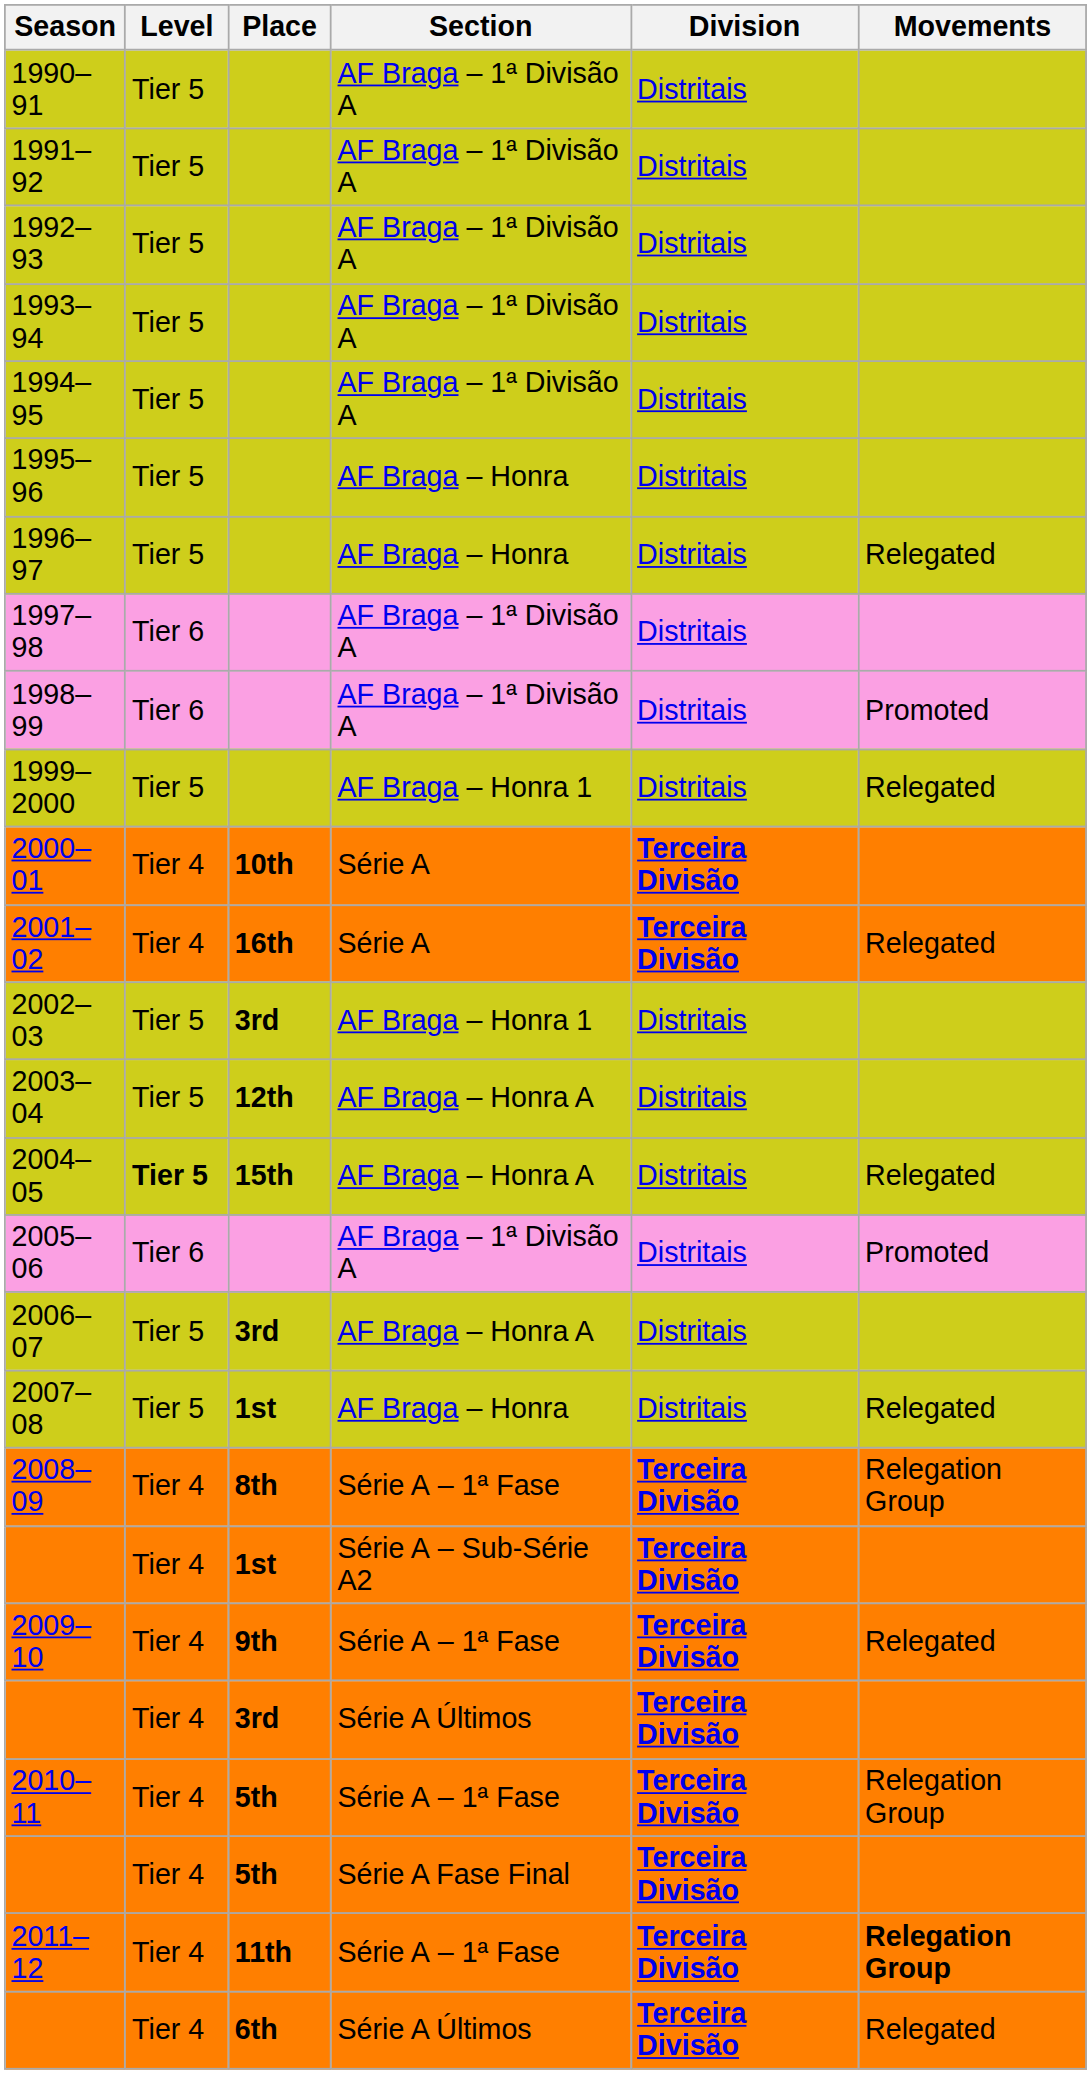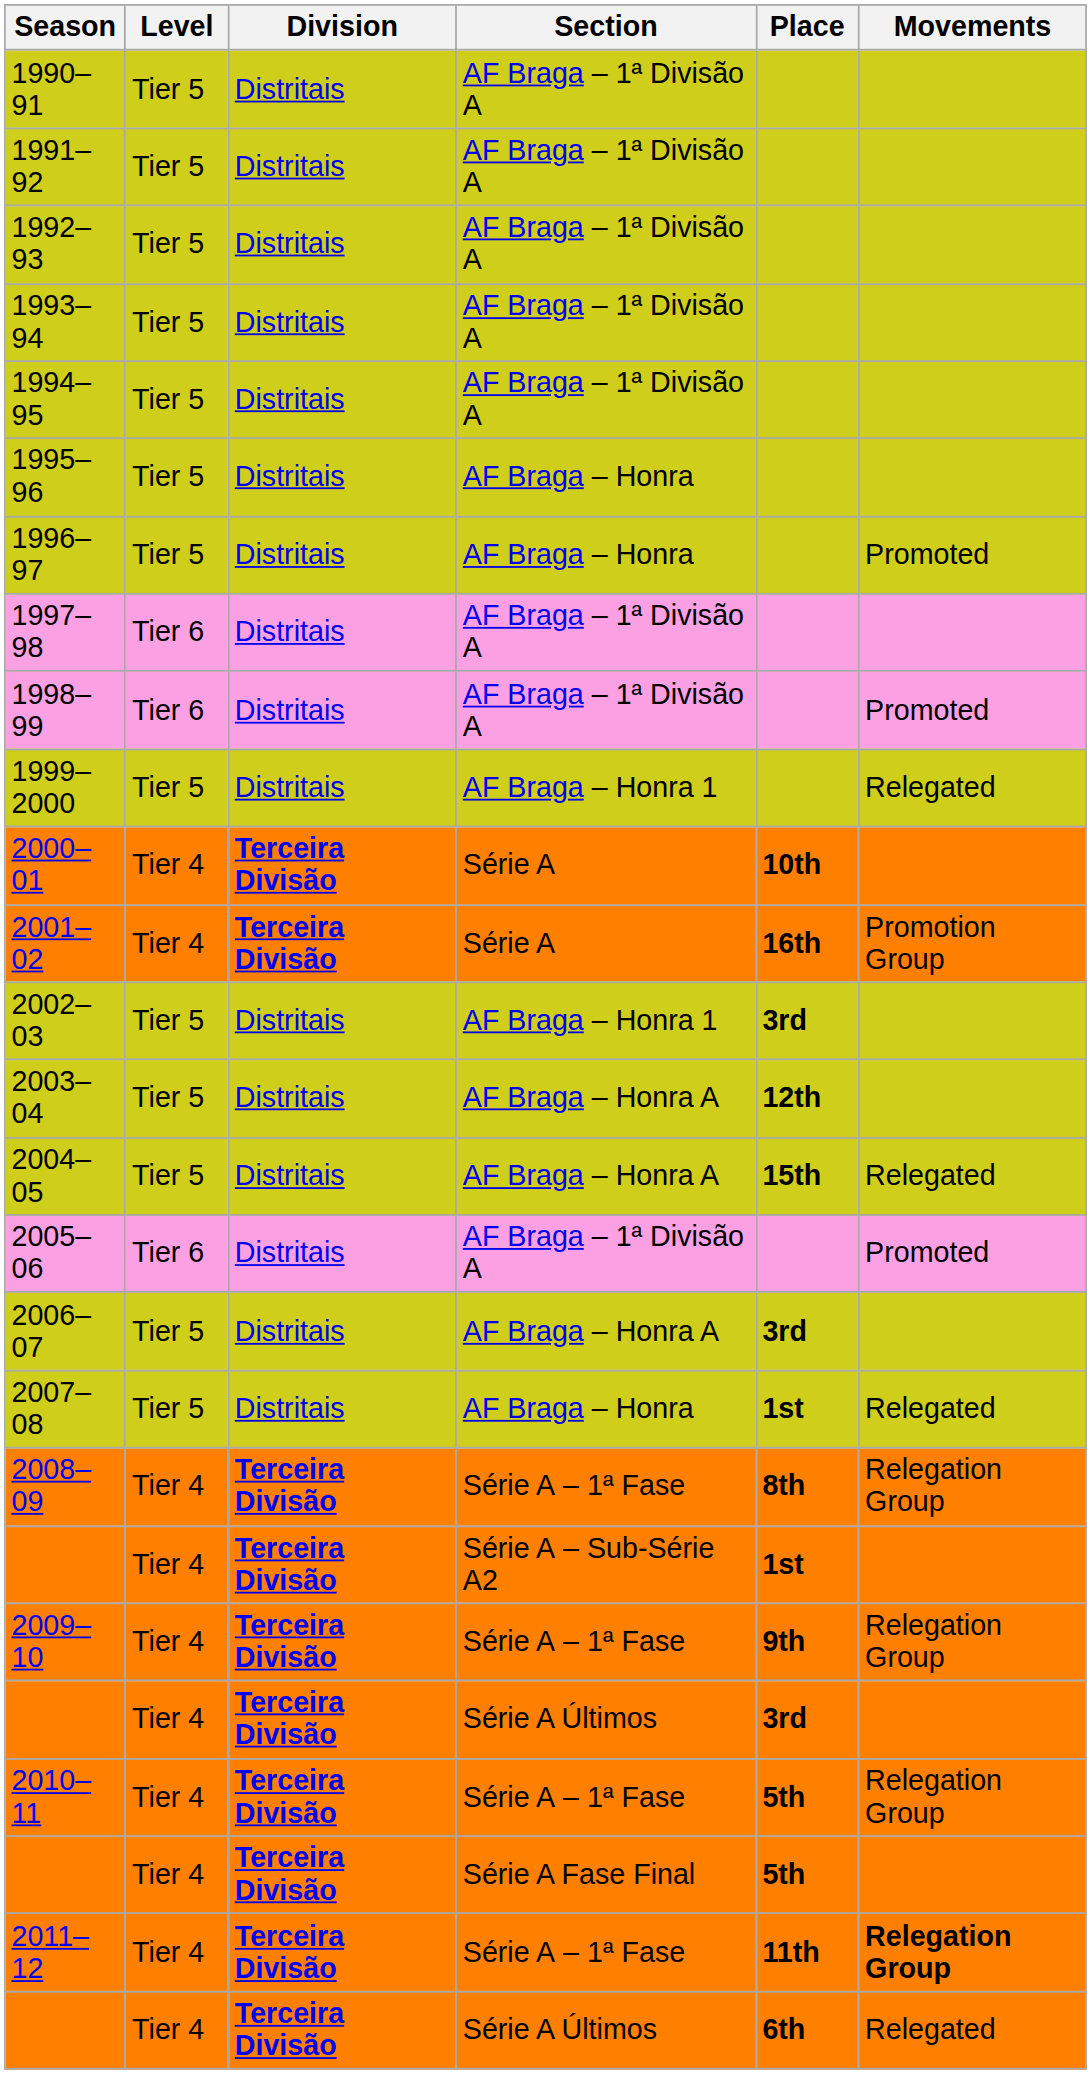columns swapped: (744, 27) <-> (280, 27)
(930, 554) Relegated -> (927, 554) Promoted
(930, 942) Relegated -> (930, 942) Promotion Group
(170, 1175) bold -> (168, 1175) normal
(930, 1641) Relegated -> (934, 1641) Relegation Group
